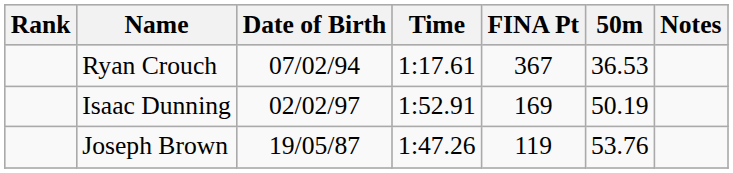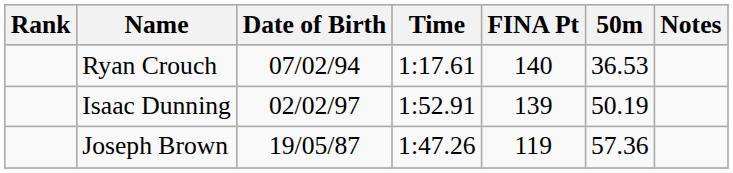(533, 65) 367 -> (533, 65) 140
(533, 106) 169 -> (533, 106) 139
(620, 146) 53.76 -> (620, 146) 57.36
